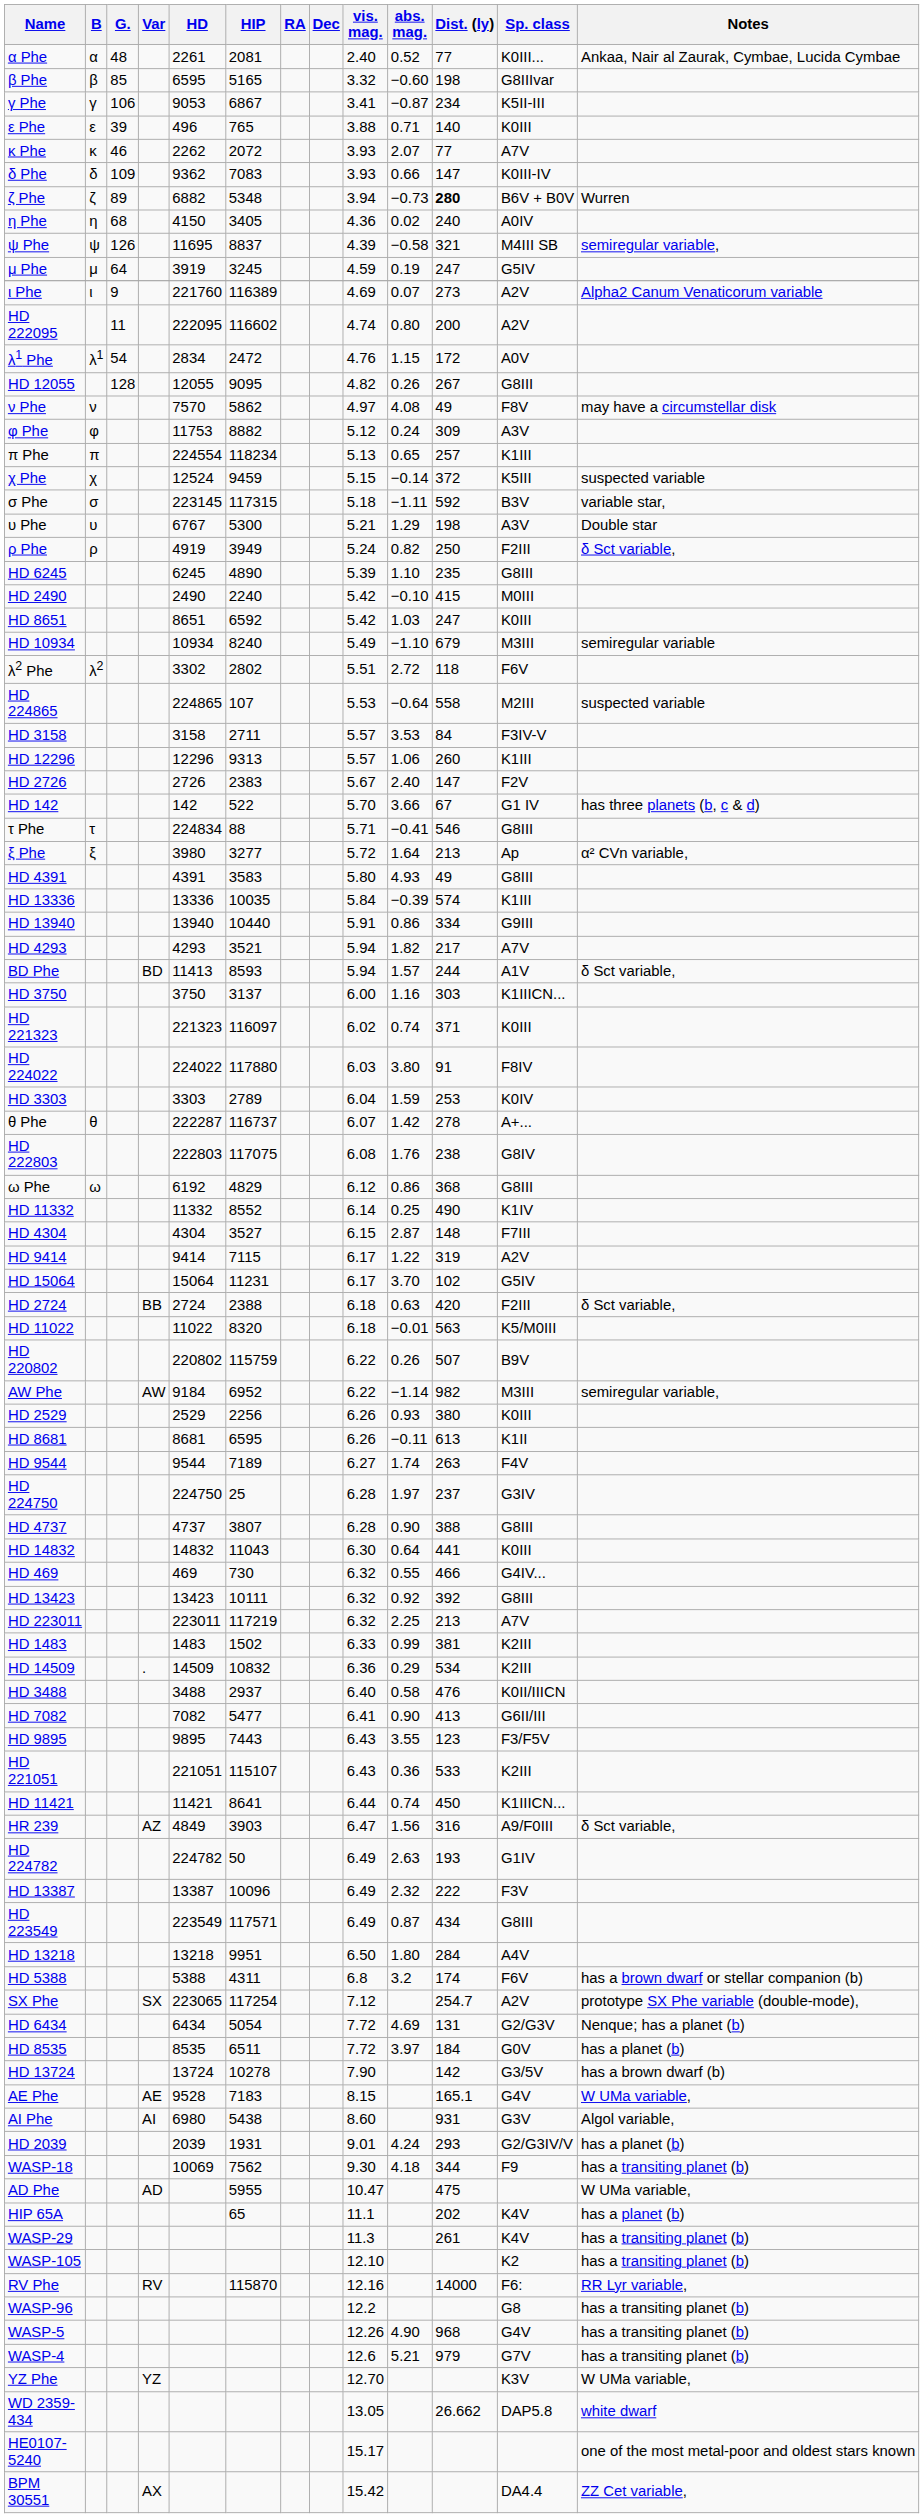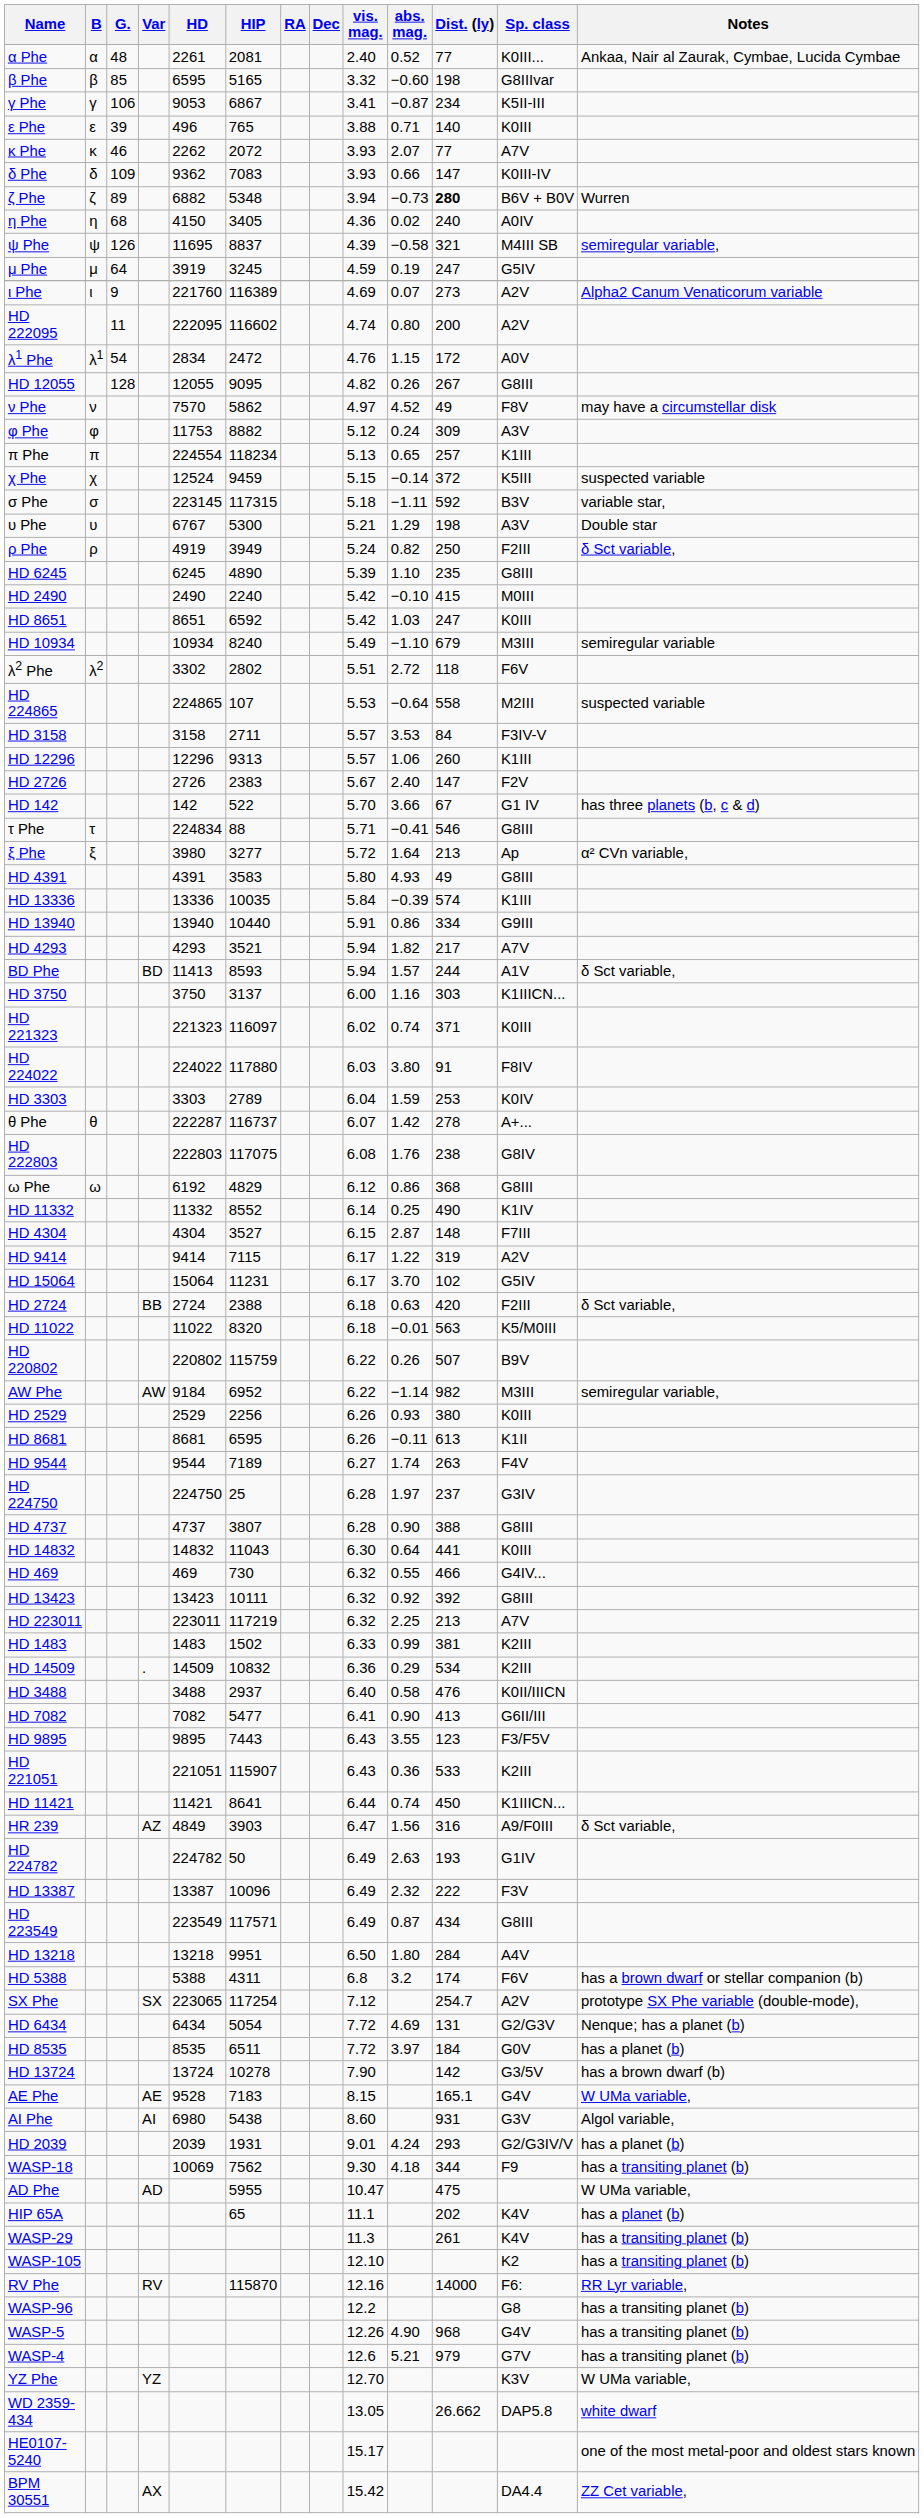(405, 407) 4.08 -> (405, 407) 4.52
(253, 1771) 115107 -> (253, 1771) 115907
